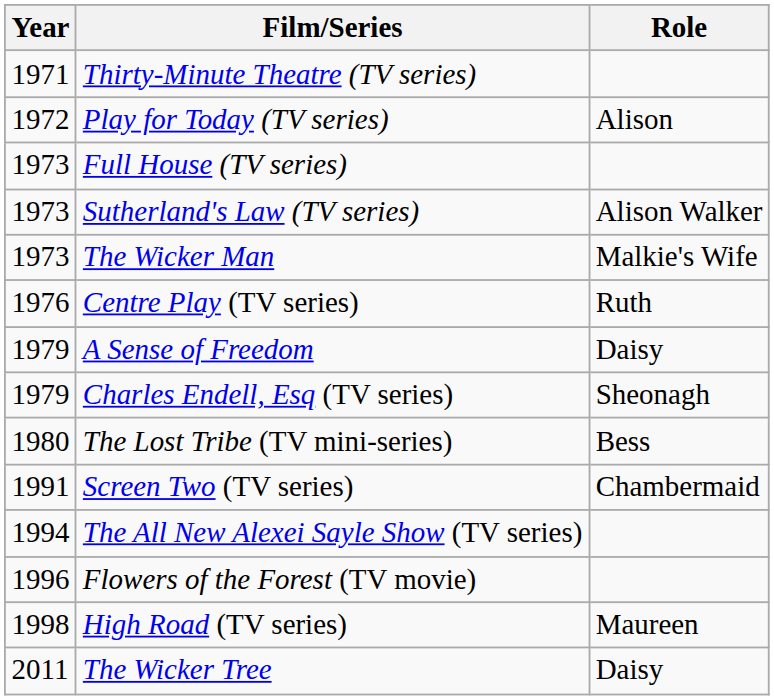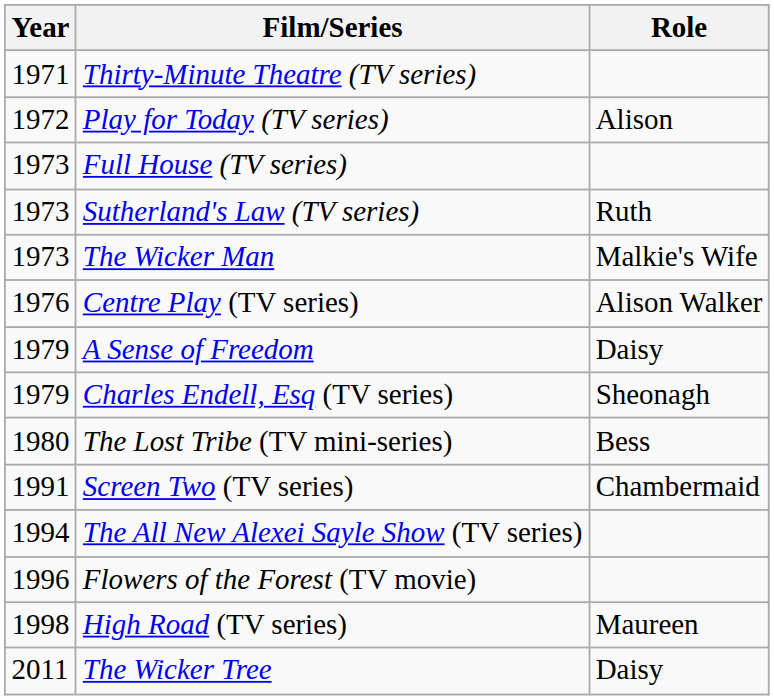(679, 211) Alison Walker -> (624, 211) Ruth
(624, 303) Ruth -> (679, 303) Alison Walker
